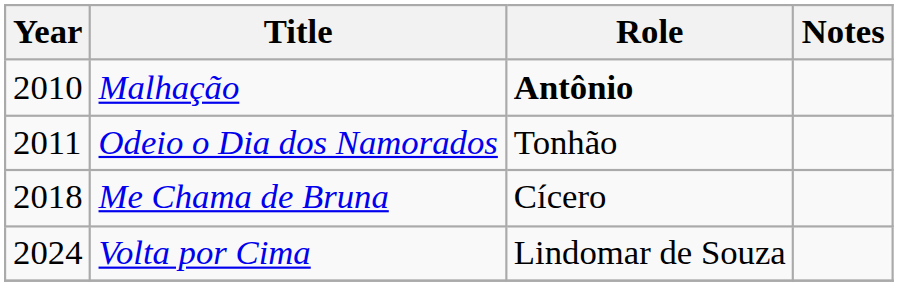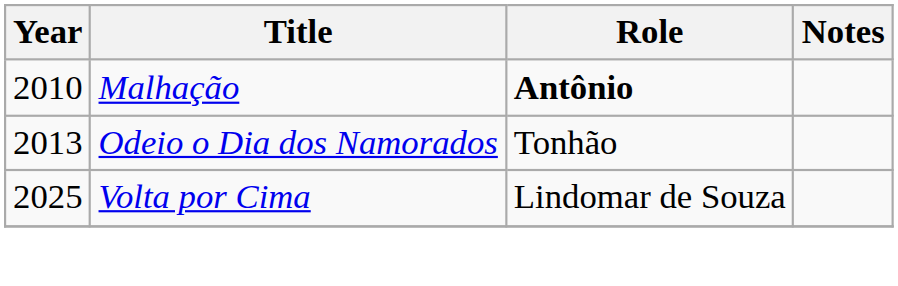(47, 142) 2011 -> (48, 142) 2013
- row: (244, 197)
(48, 252) 2024 -> (48, 197) 2025
